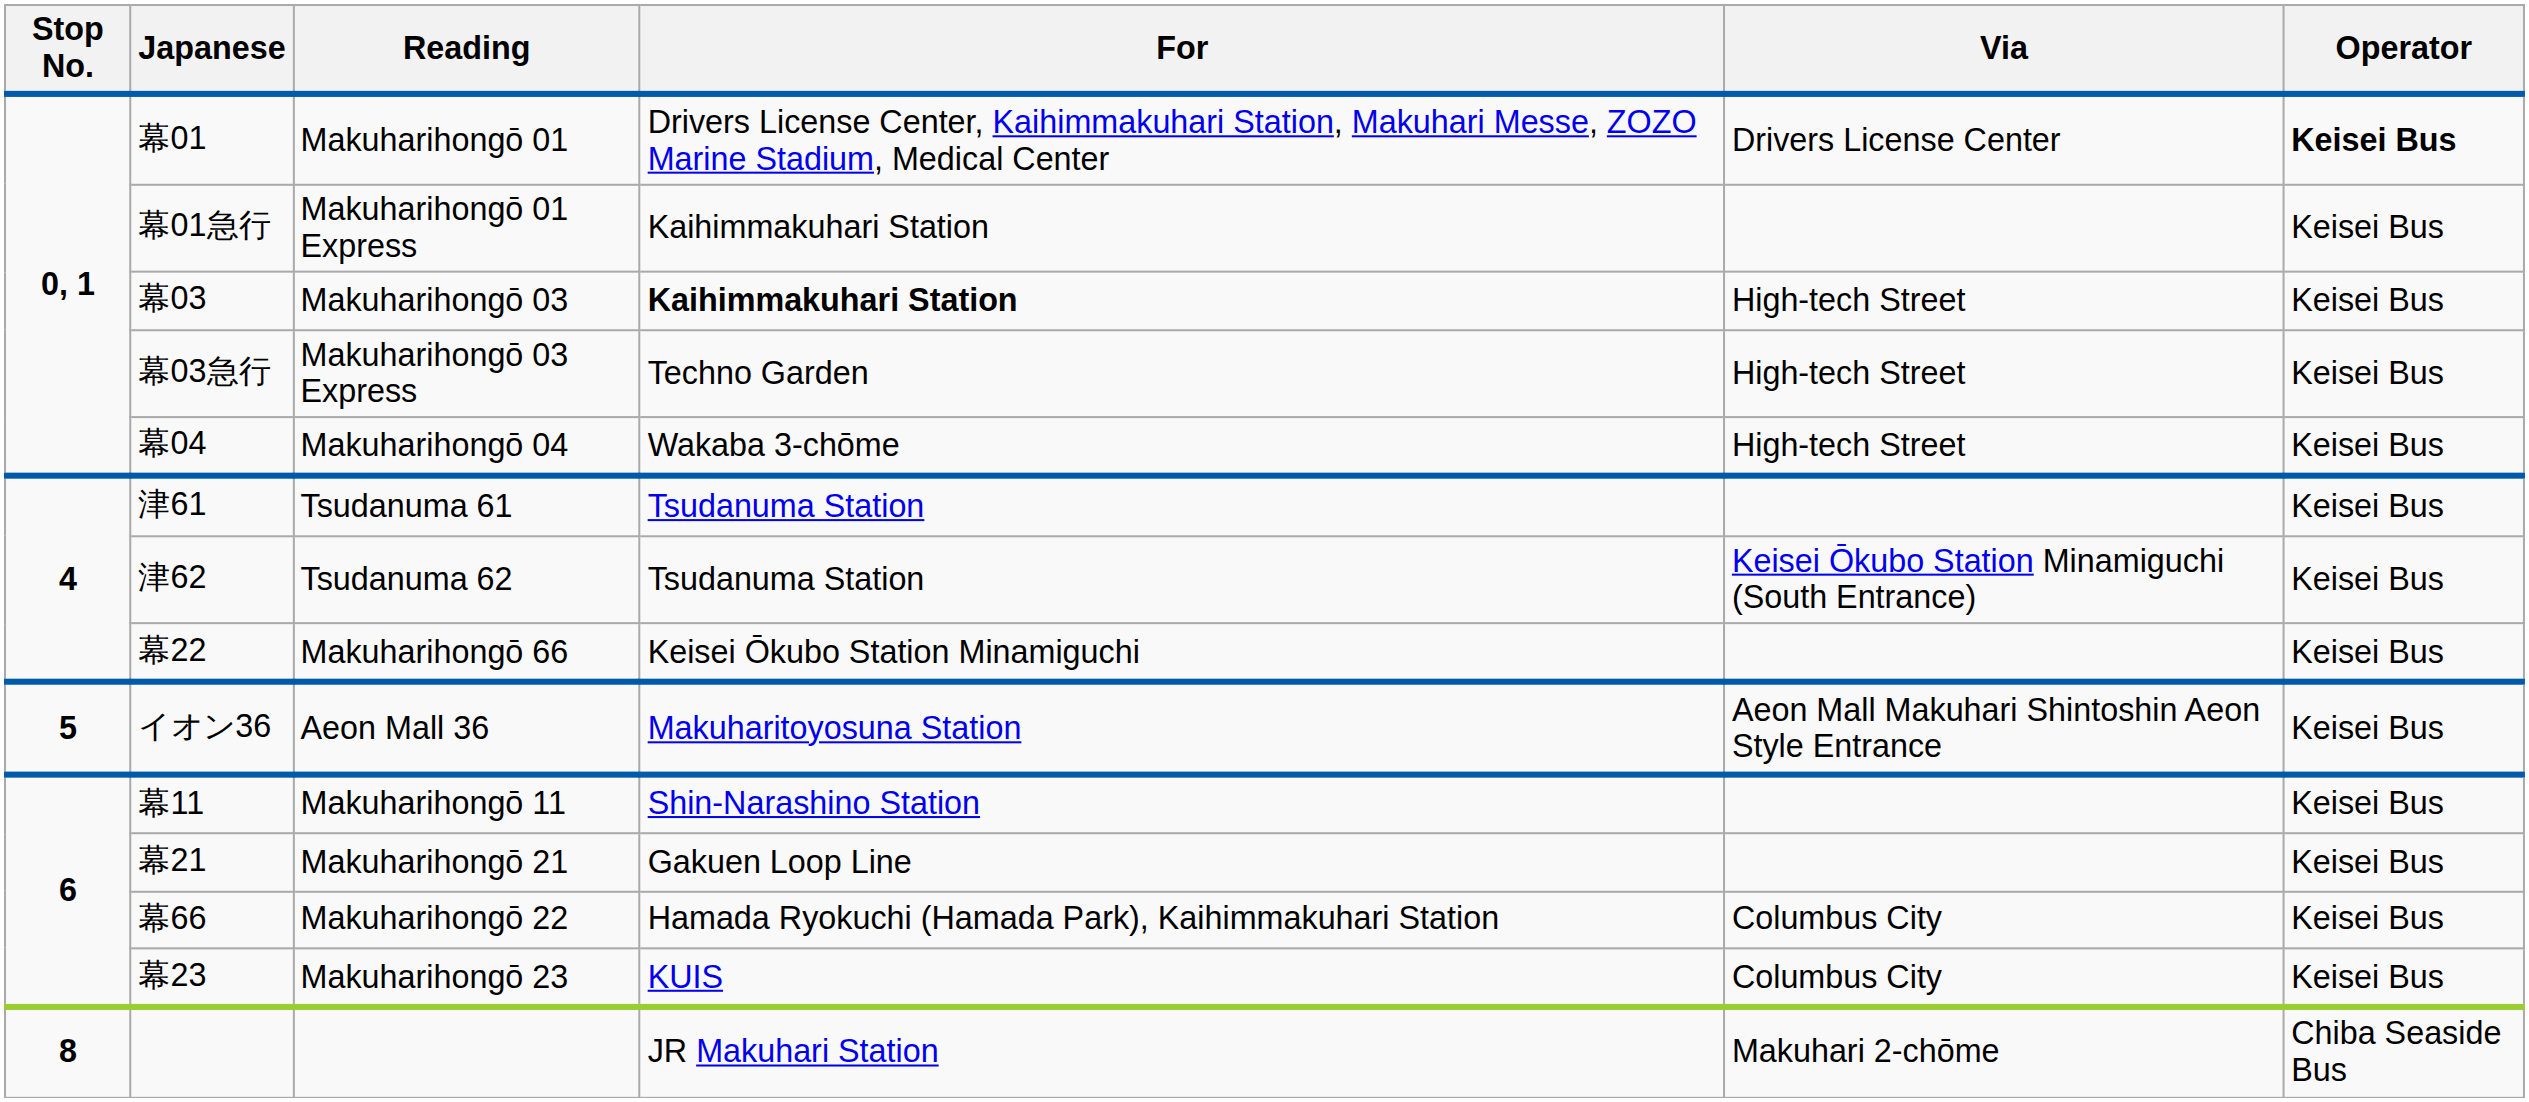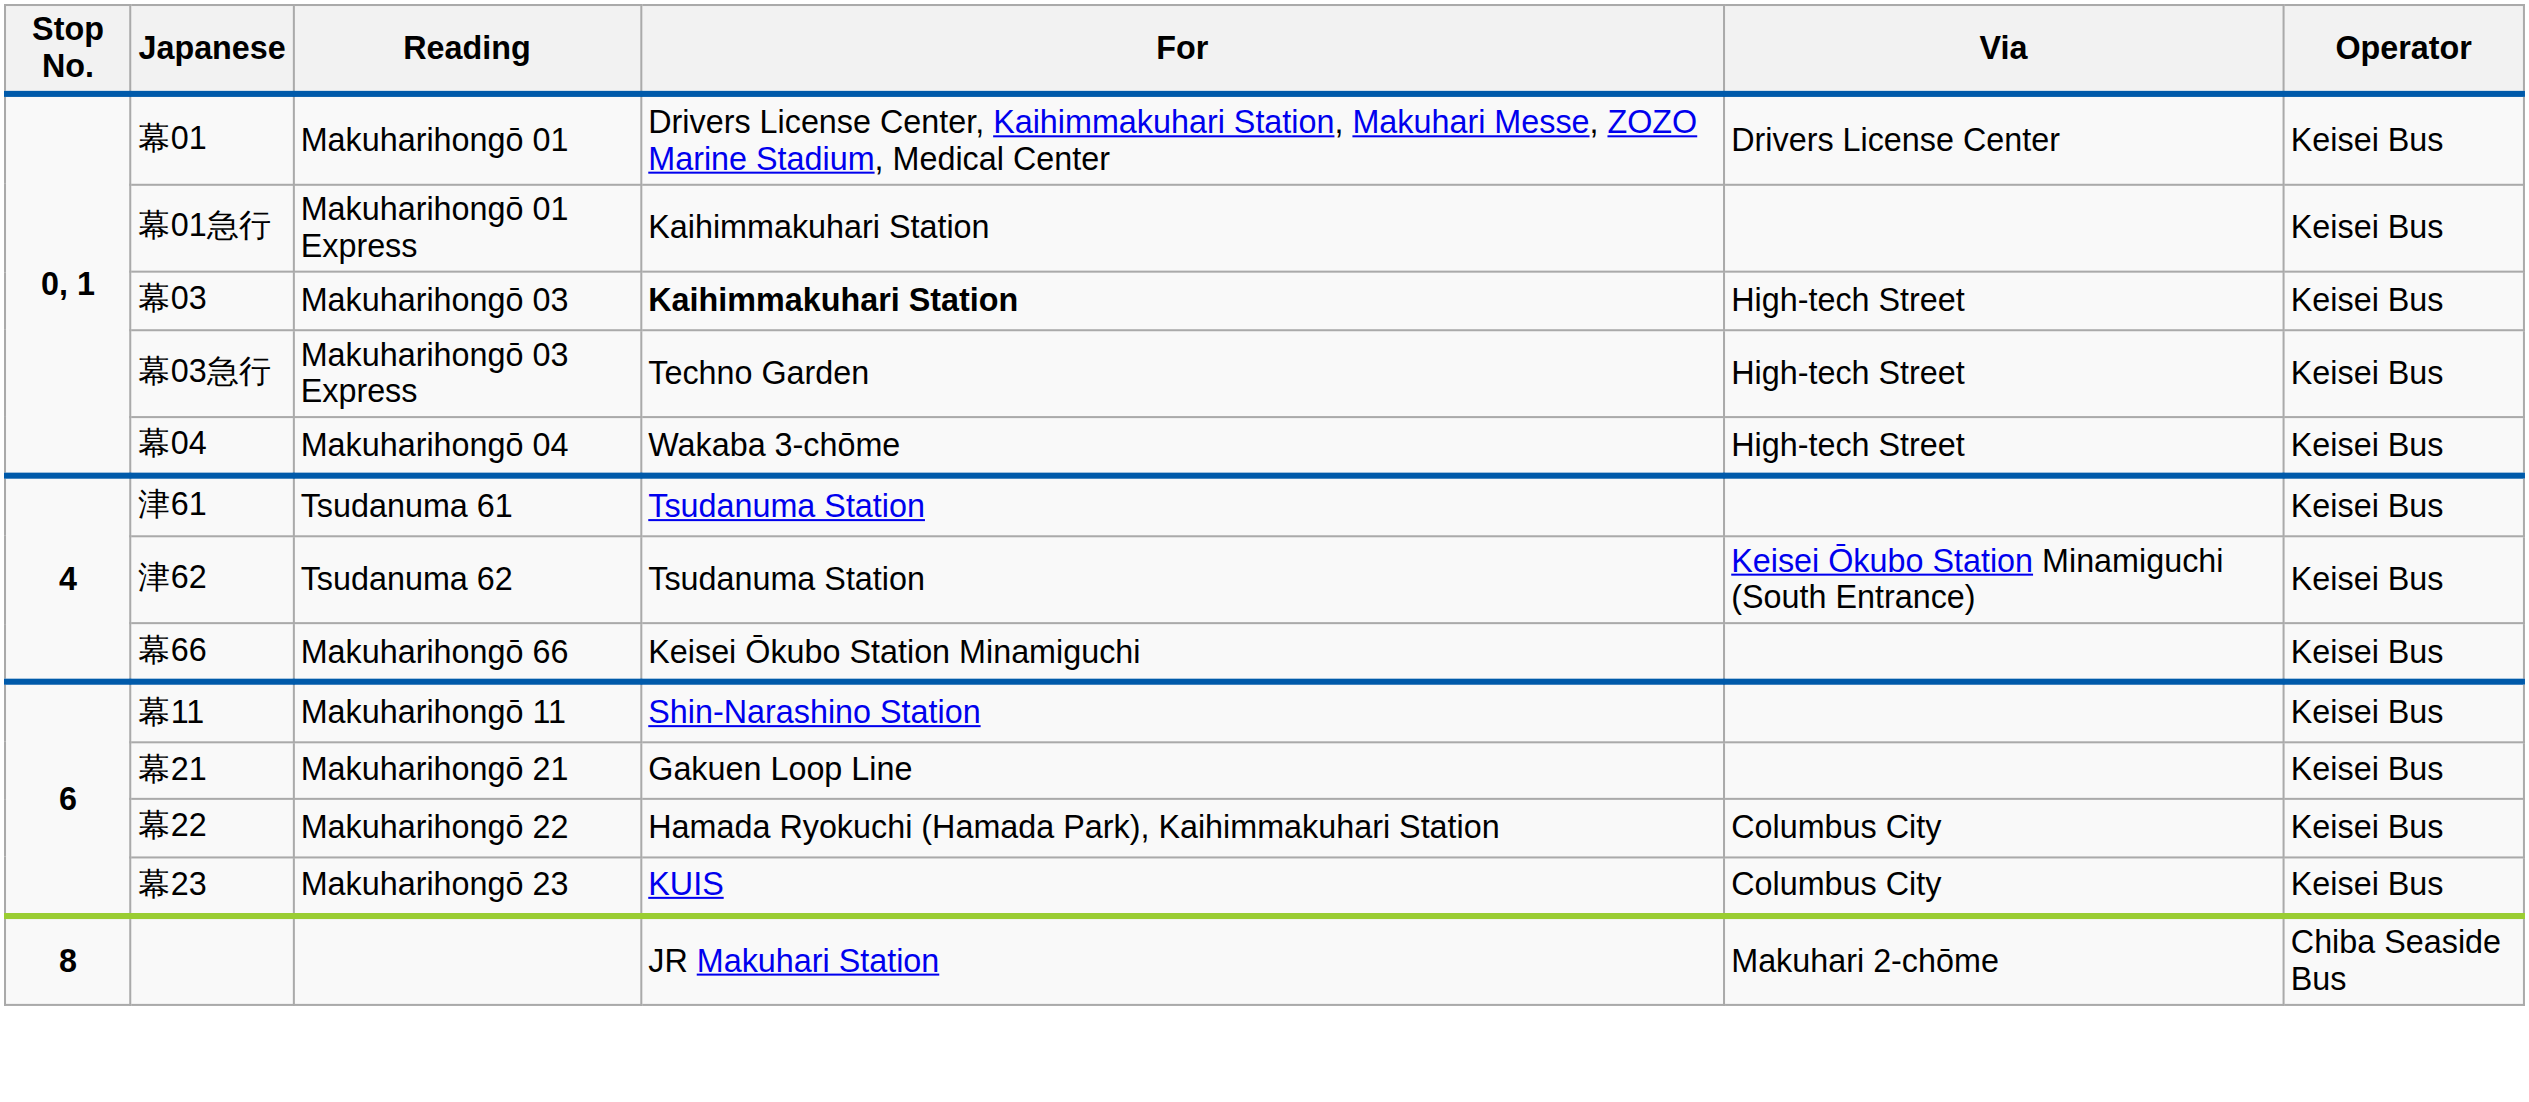(2374, 139) bold -> (2367, 139) normal
(172, 650) 幕22 -> (173, 650) 幕66
- row: (395, 727)
(172, 917) 幕66 -> (173, 826) 幕22
